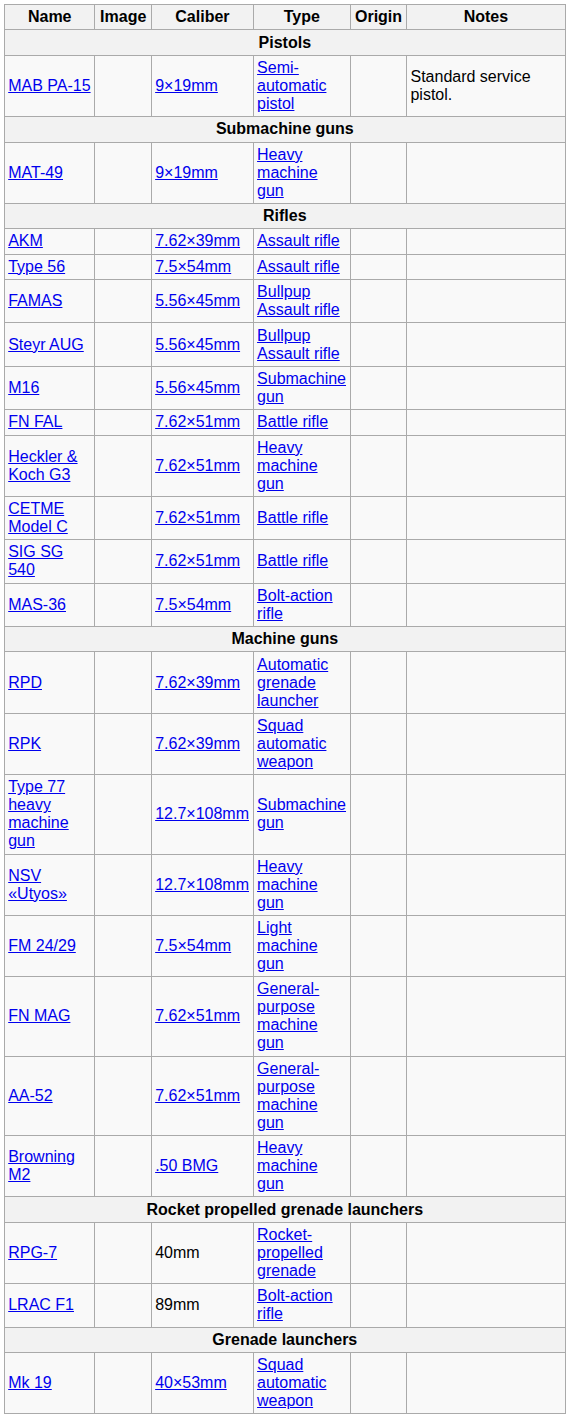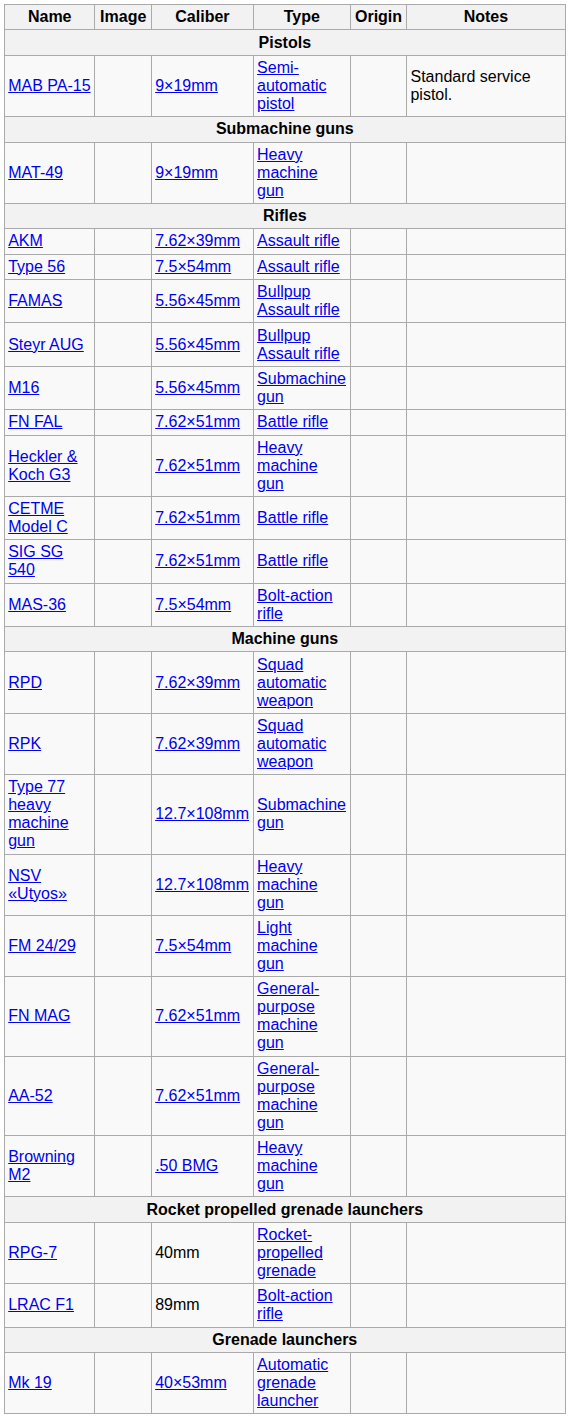(293, 682) Automatic grenade launcher -> (292, 682) Squad automatic weapon
(292, 1383) Squad automatic weapon -> (293, 1383) Automatic grenade launcher
